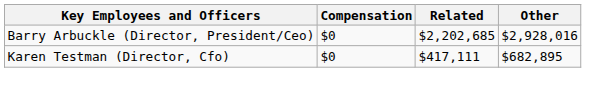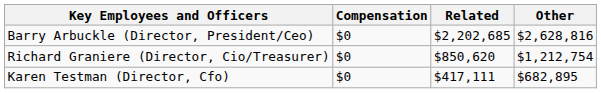(540, 36) $2,928,016 -> (555, 36) $2,628,816
+ row: (169, 56)
